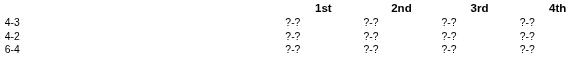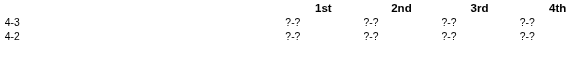- row: (12, 50)
